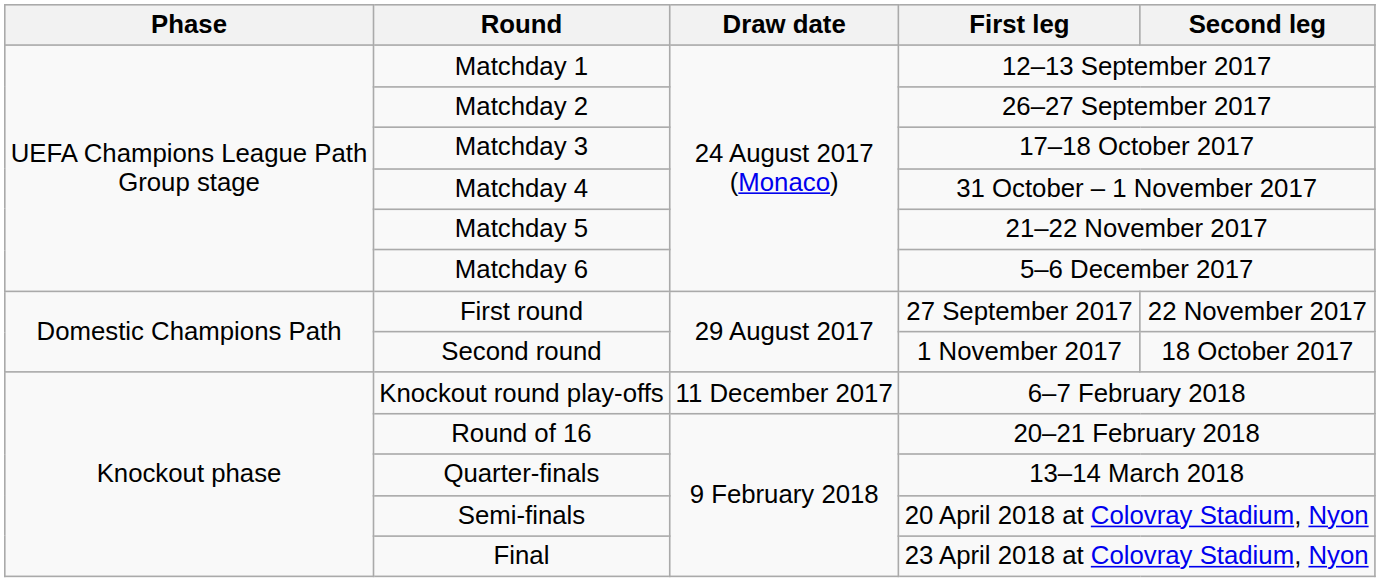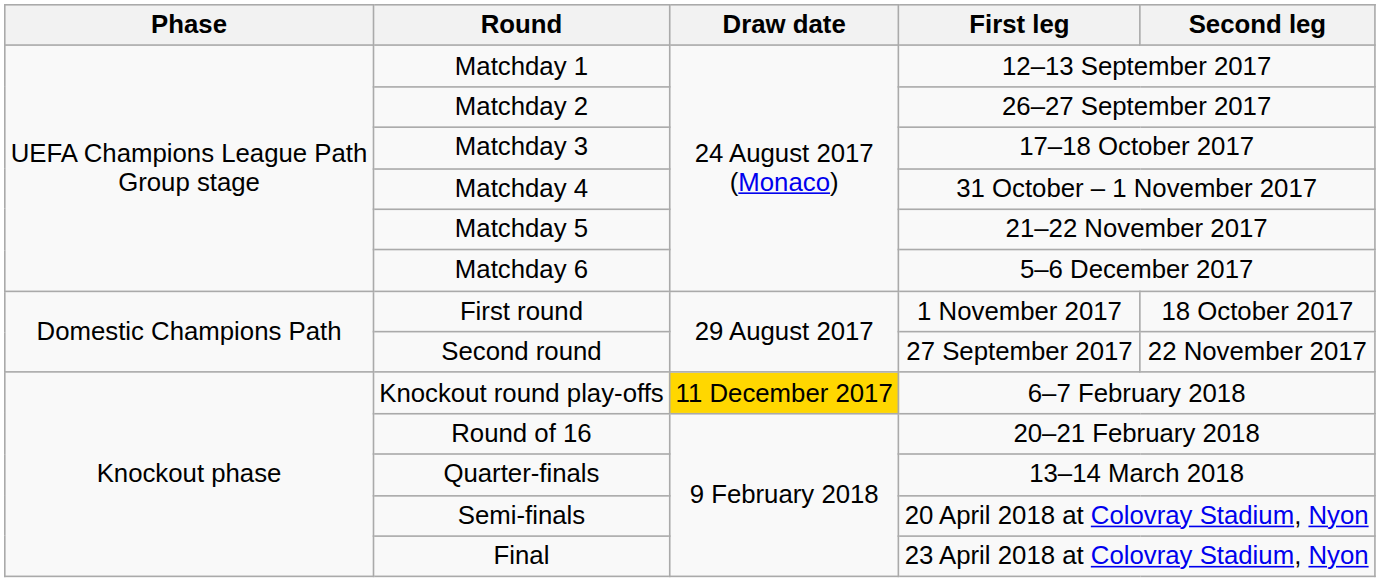(1019, 310) 27 September 2017 -> (1019, 310) 1 November 2017
(1257, 310) 22 November 2017 -> (1257, 310) 18 October 2017
(1019, 351) 1 November 2017 -> (1019, 351) 27 September 2017
(1257, 351) 18 October 2017 -> (1257, 351) 22 November 2017
(784, 392) no background -> (784, 392) gold background
